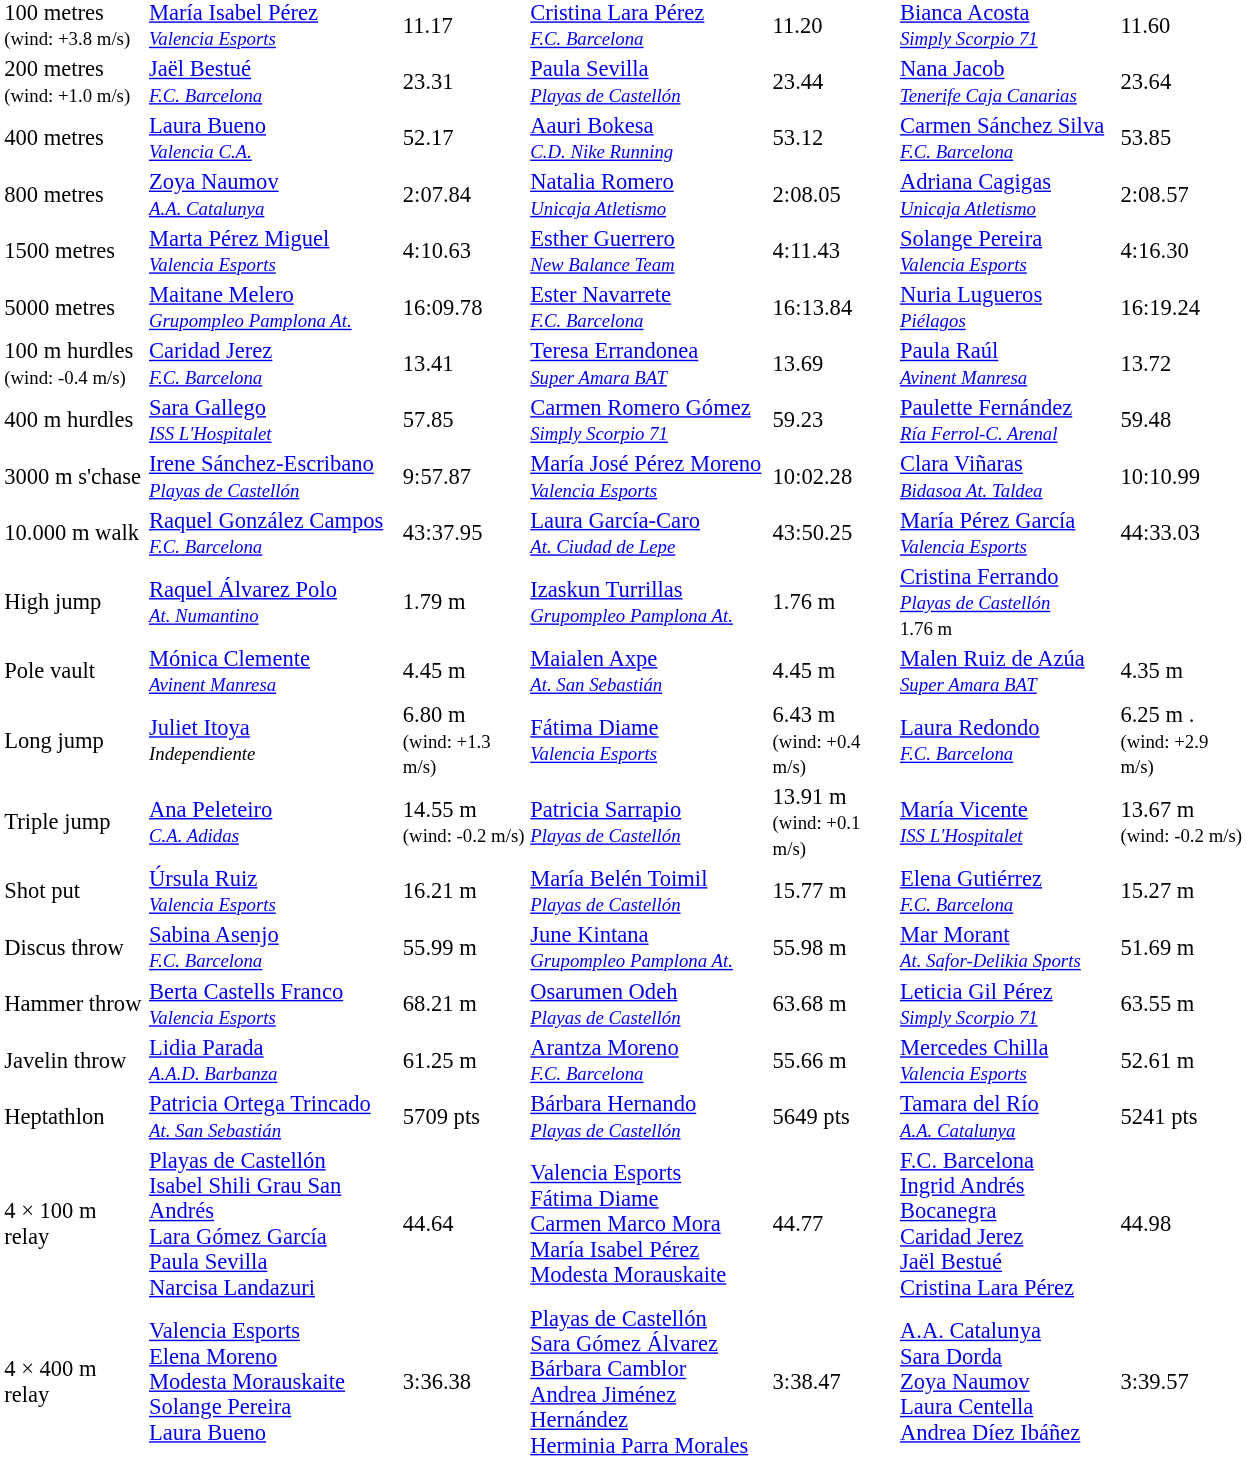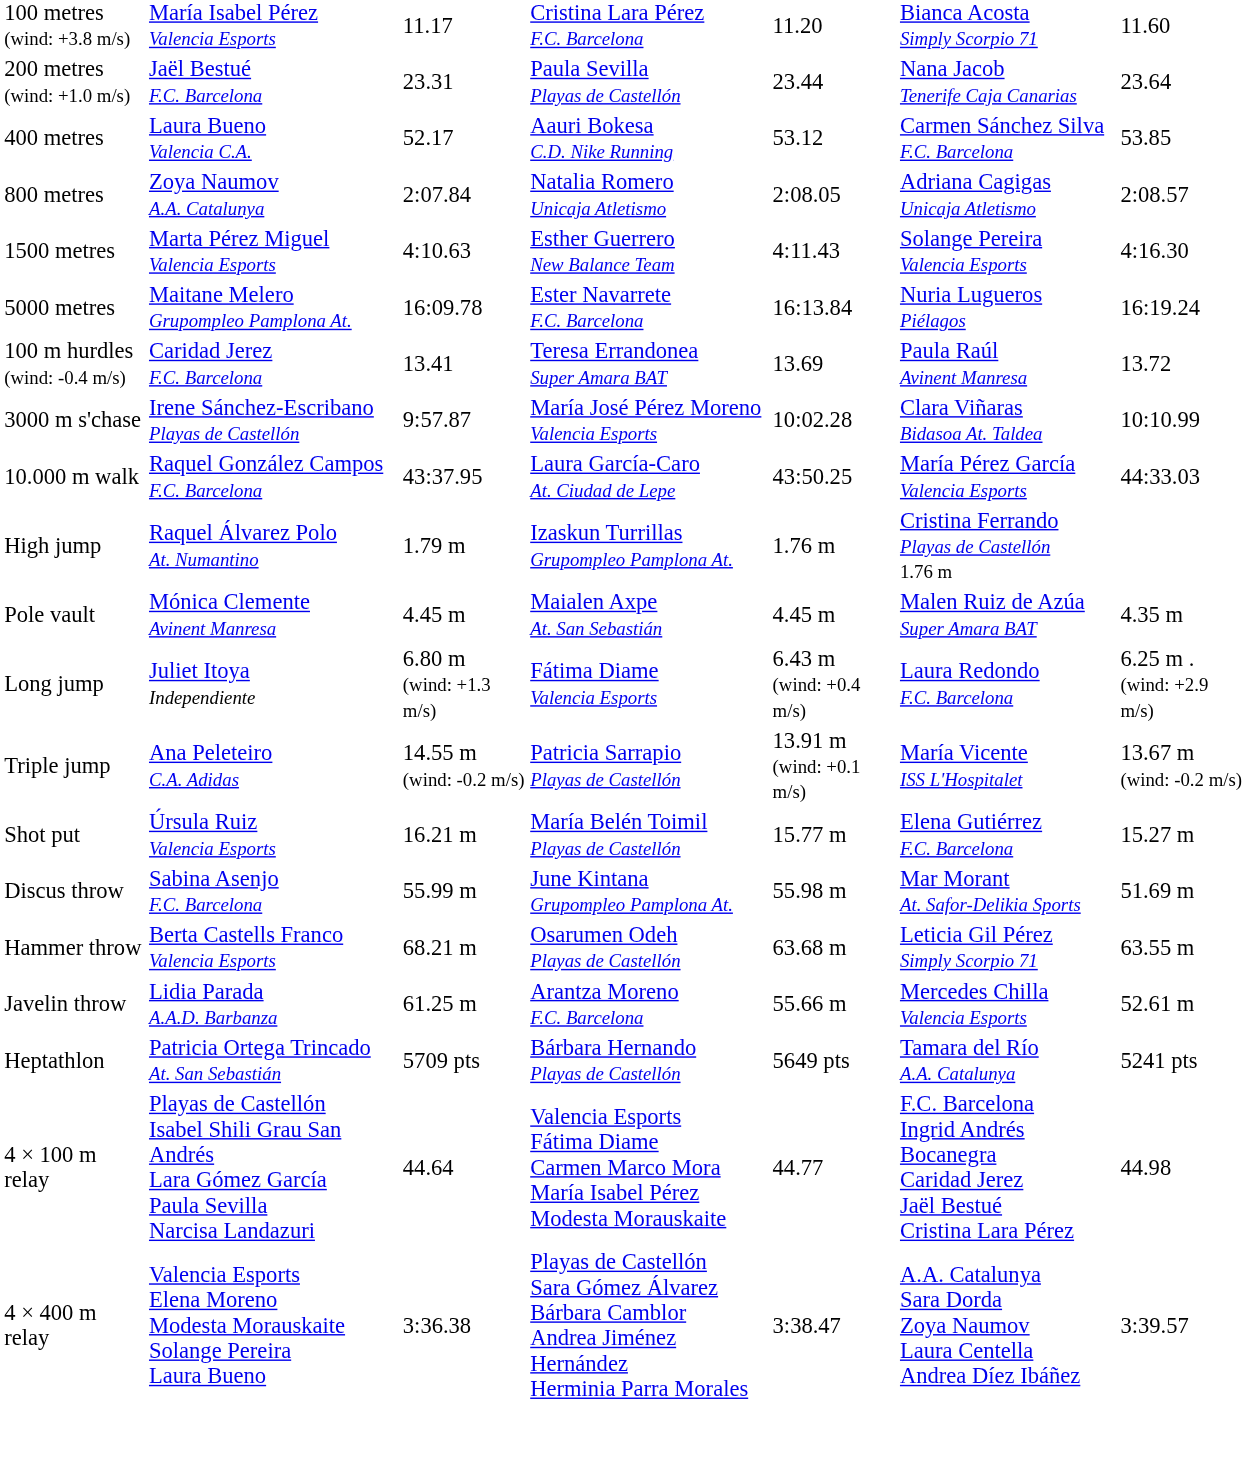- row: (69, 420)
